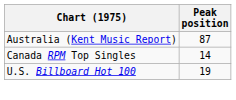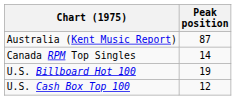+ row: (68, 87)
